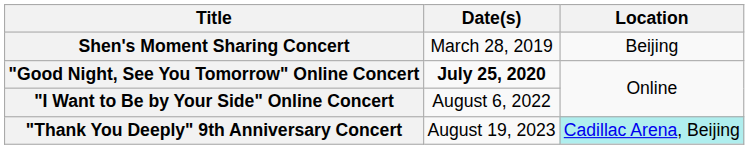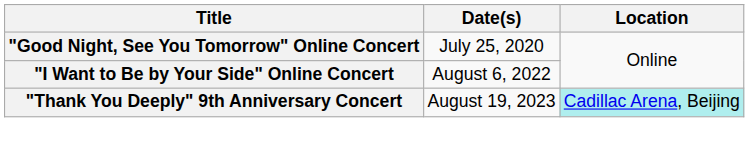- row: (214, 46)
(492, 74) bold -> (492, 46) normal
